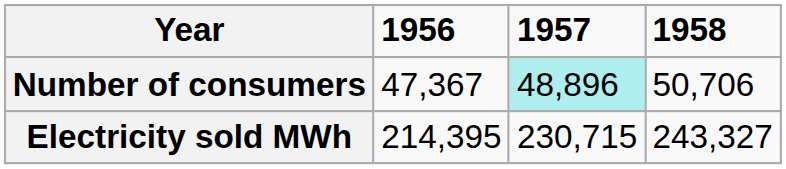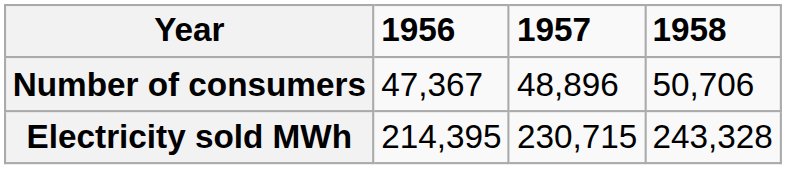(568, 83) paleturquoise background -> (568, 83) no background
(713, 136) 243,327 -> (713, 136) 243,328
